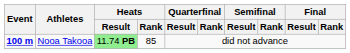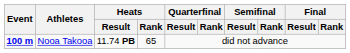(116, 42) lightgreen background -> (116, 42) no background
(151, 42) 85 -> (151, 42) 65
